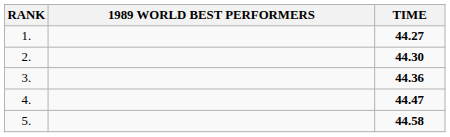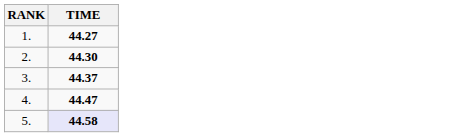- column: (211, 15)
(410, 78) 44.36 -> (83, 78) 44.37
(410, 121) no background -> (83, 121) lavender background
